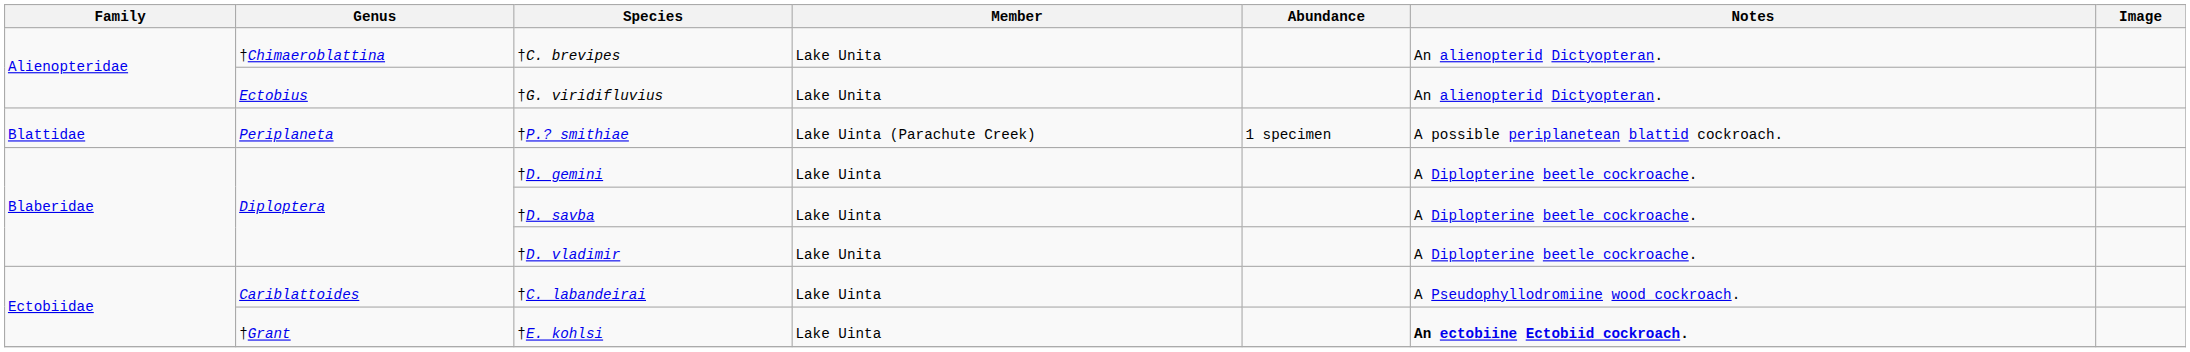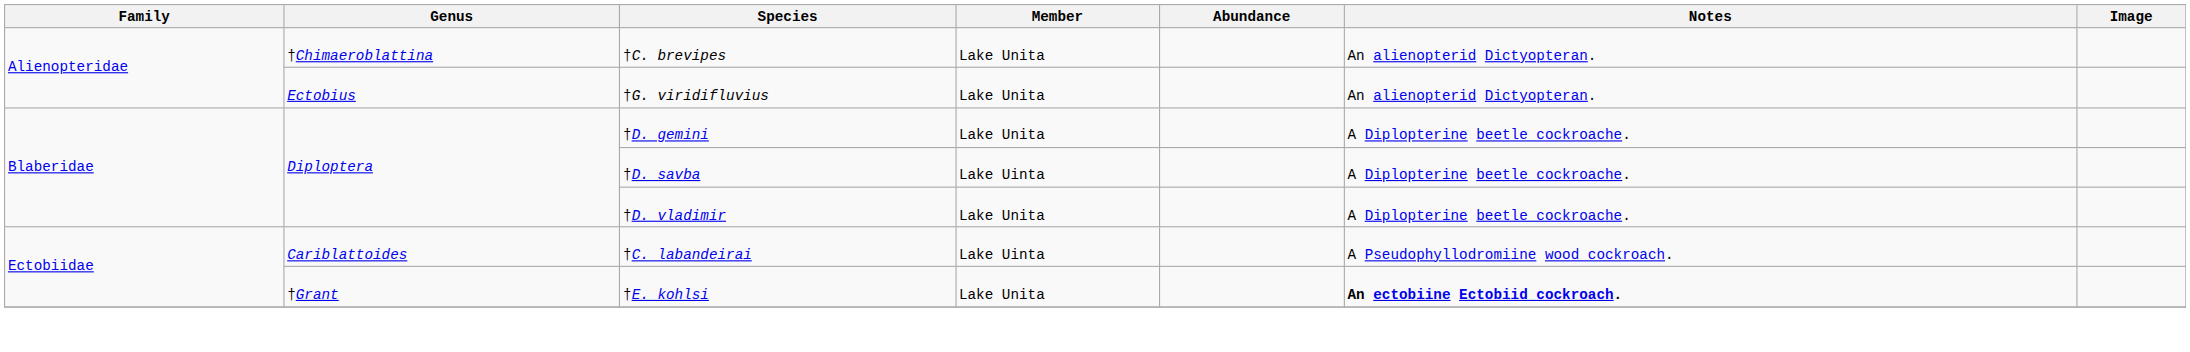- row: (573, 136)
(838, 175) Lake Uinta -> (1002, 136) Lake Unita
(838, 335) Lake Uinta -> (1002, 295) Lake Unita
